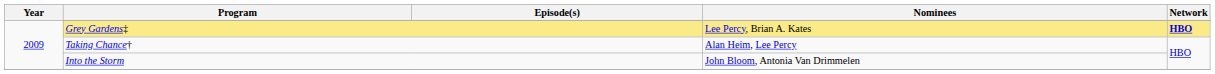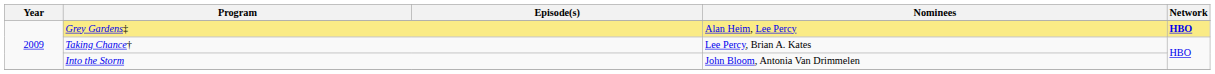(758, 28) Lee Percy, Brian A. Kates -> (751, 28) Alan Heim, Lee Percy
(751, 45) Alan Heim, Lee Percy -> (758, 45) Lee Percy, Brian A. Kates
